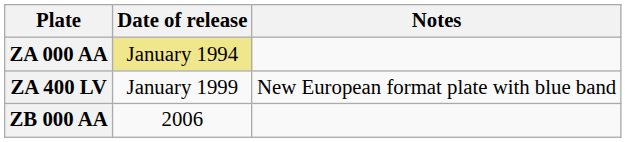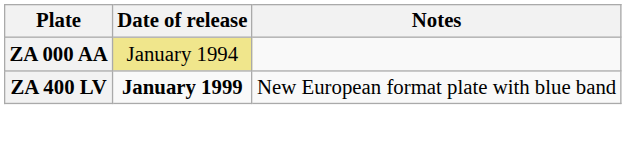(182, 86) normal -> (182, 86) bold
- row: (59, 119)
